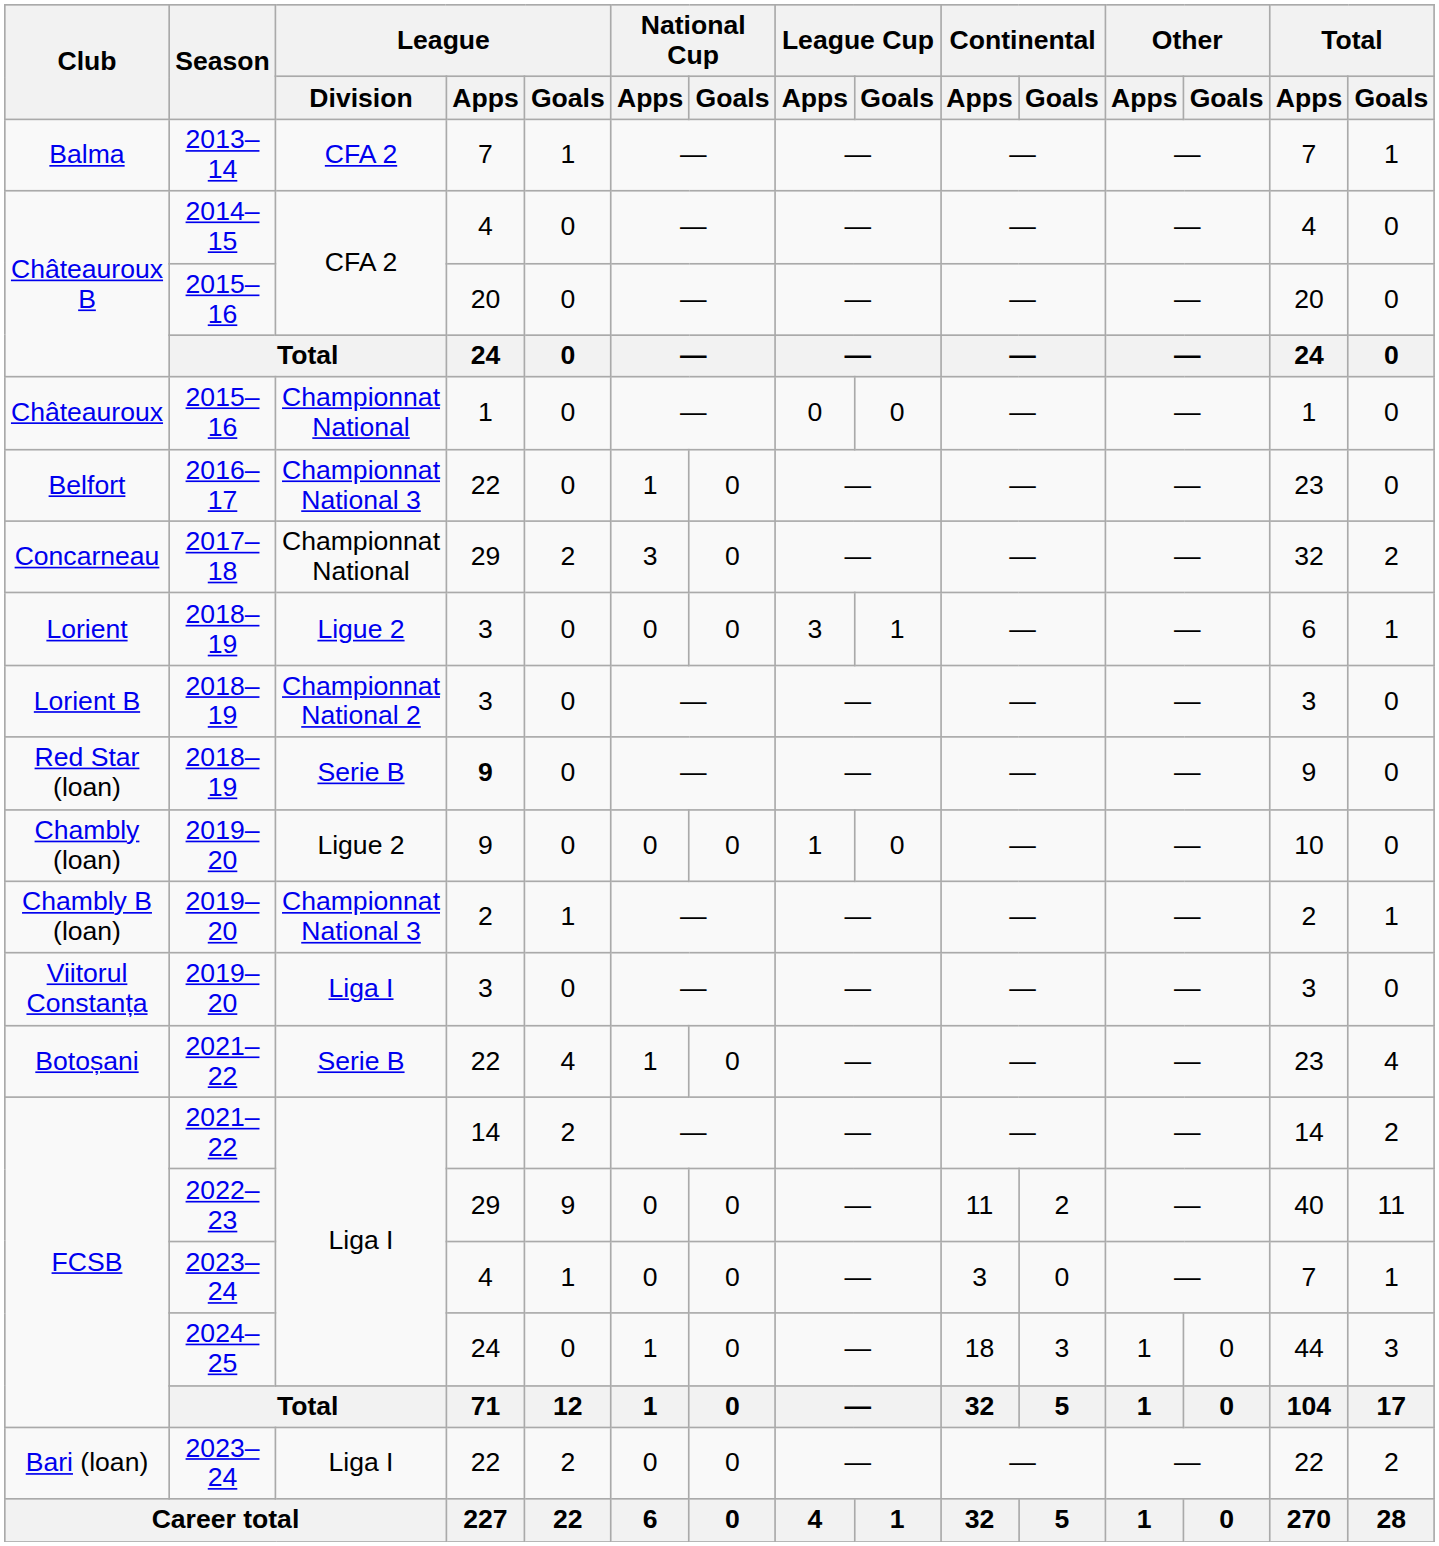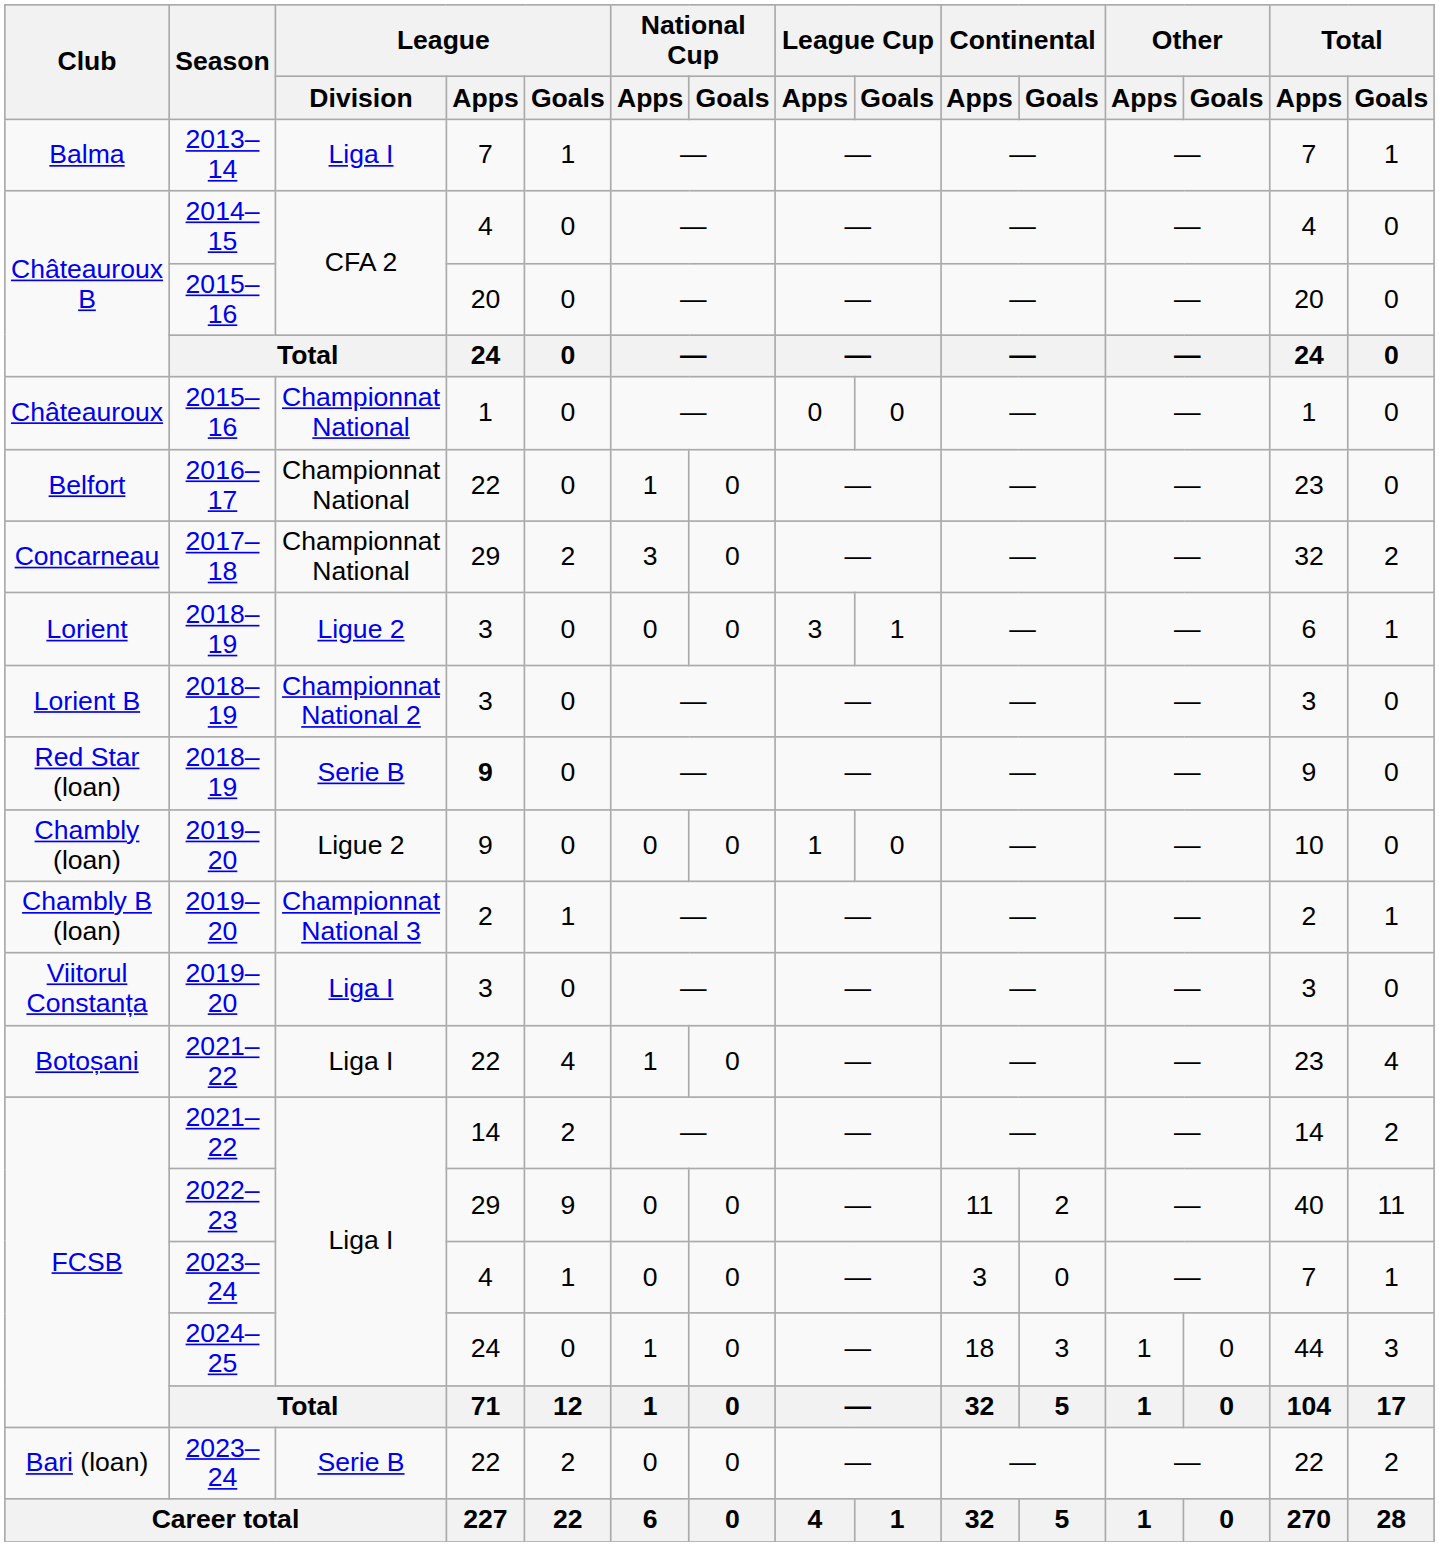(361, 154) CFA 2 -> (361, 154) Liga I
(361, 484) Championnat National 3 -> (361, 484) Championnat National
(361, 1060) Serie B -> (361, 1060) Liga I
(361, 1462) Liga I -> (361, 1462) Serie B
